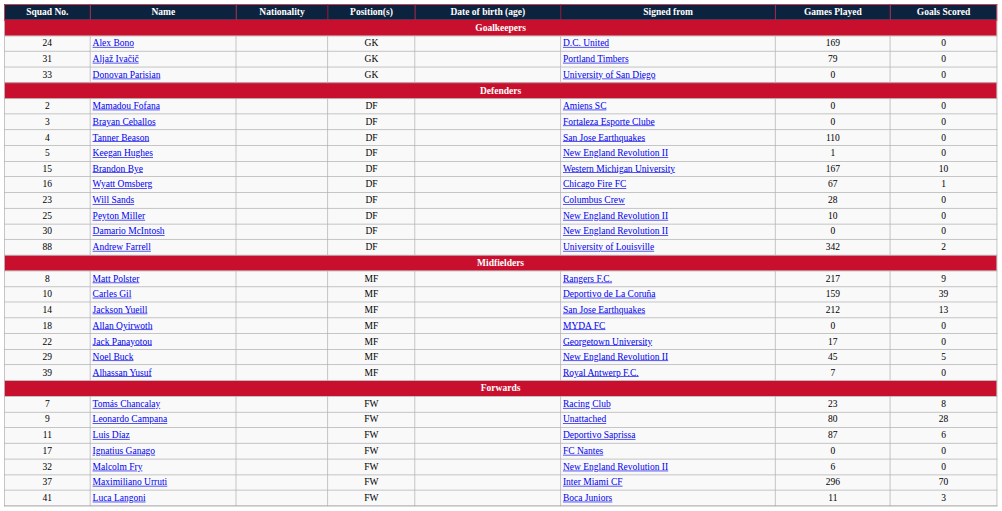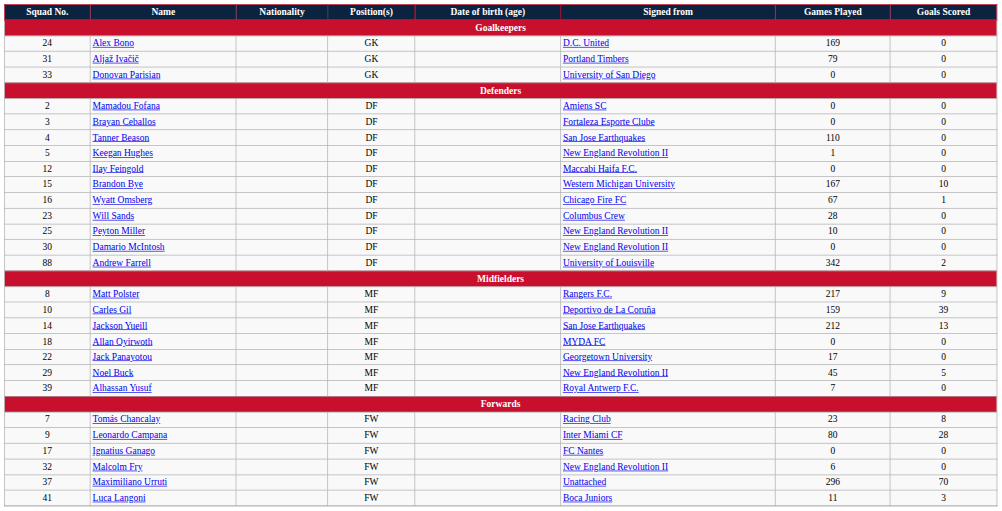+ row: (118, 169)
(585, 420) Unattached -> (593, 435) Inter Miami CF
- row: (111, 435)
(593, 482) Inter Miami CF -> (585, 482) Unattached
